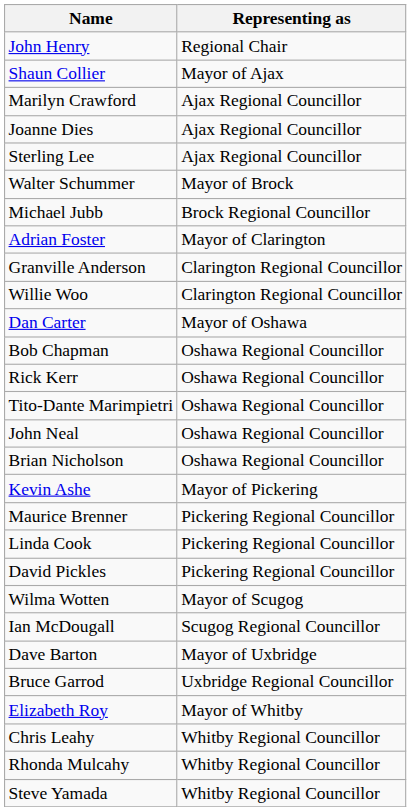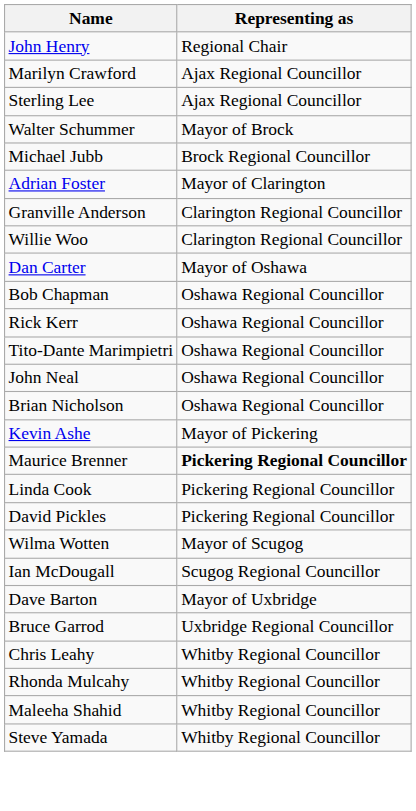- row: (57, 73)
- row: (51, 128)
(288, 516) normal -> (294, 460) bold
- row: (58, 709)
+ row: (65, 709)
